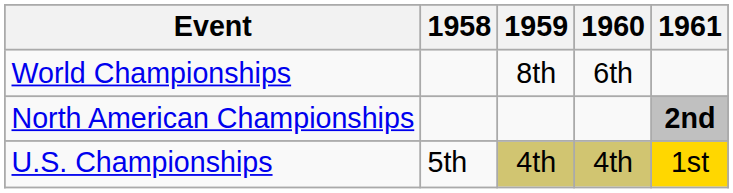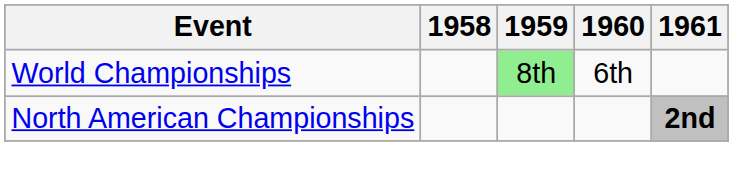(536, 72) no background -> (536, 72) lightgreen background
- row: (142, 163)
